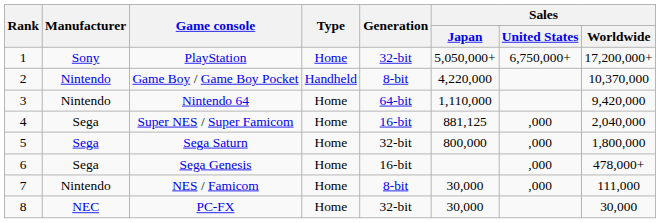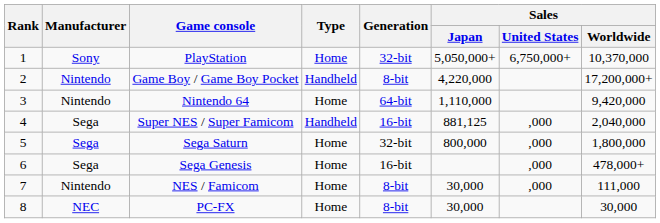(619, 57) 17,200,000+ -> (619, 57) 10,370,000
(619, 79) 10,370,000 -> (619, 79) 17,200,000+
(331, 121) Home -> (331, 121) Handheld
(396, 206) 32-bit -> (396, 206) 8-bit
